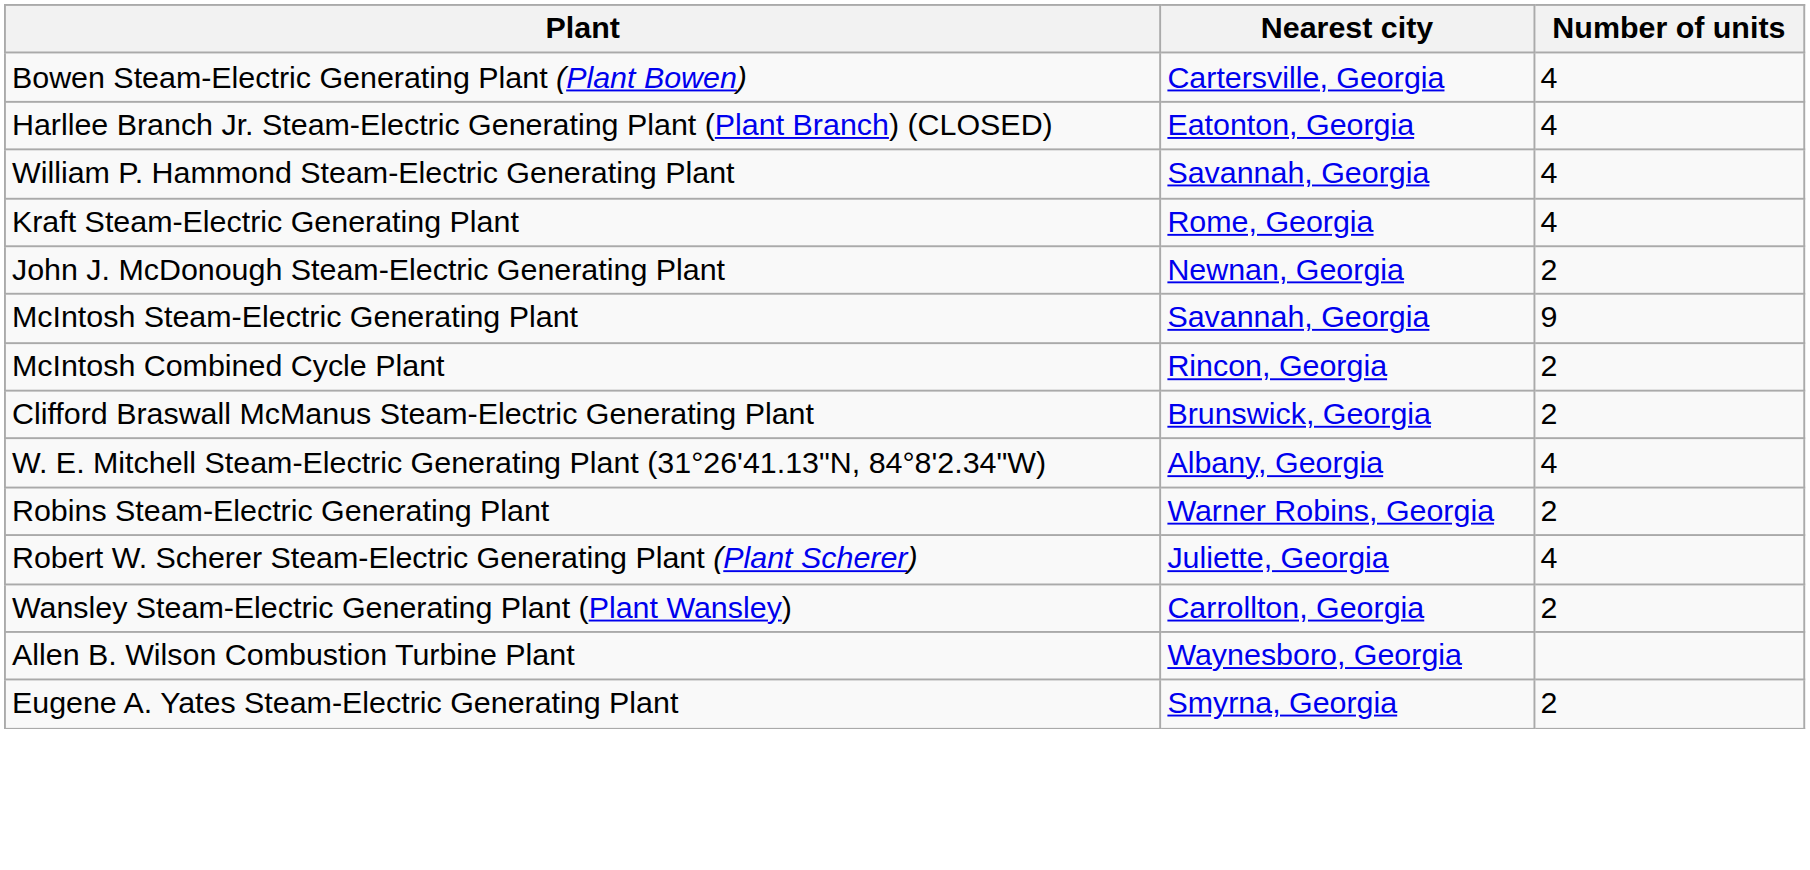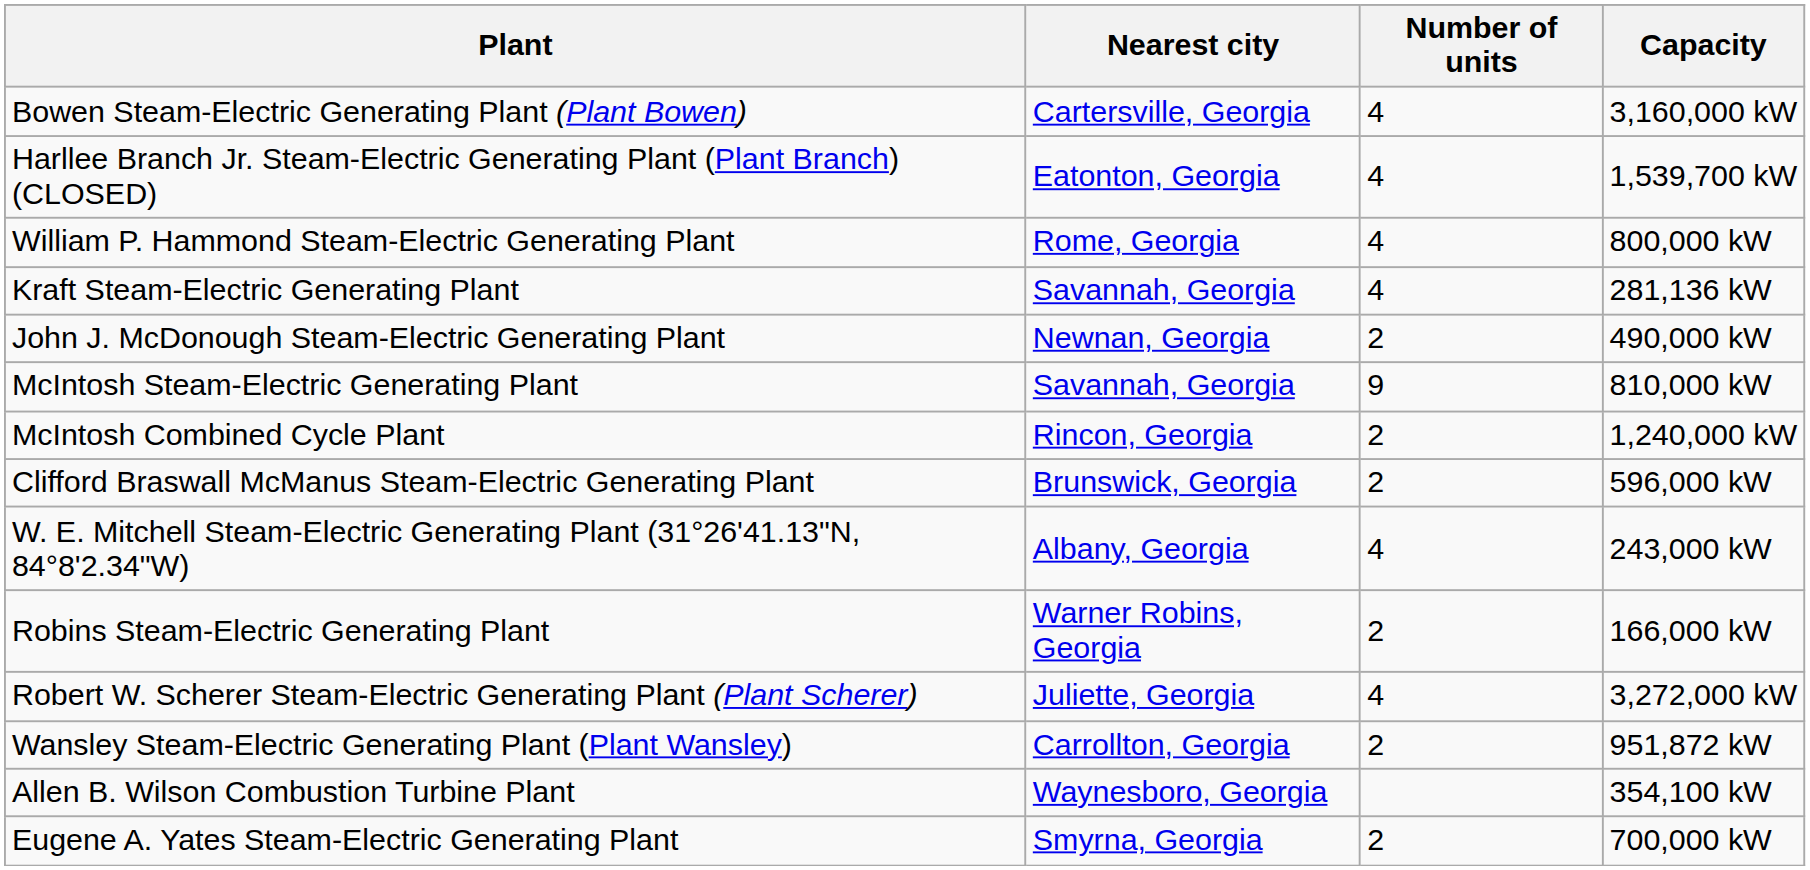+ column: (1703, 45)
(1298, 173) Savannah, Georgia -> (1136, 241) Rome, Georgia
(1270, 221) Rome, Georgia -> (1164, 289) Savannah, Georgia
